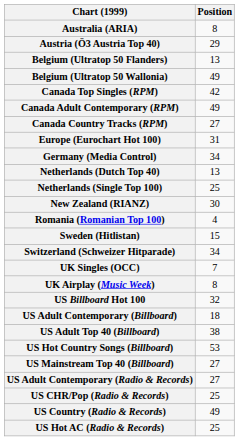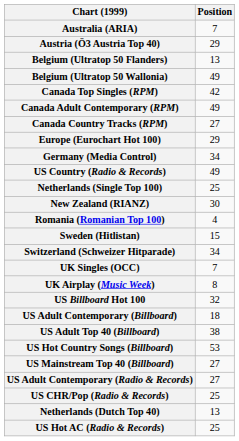(215, 28) 8 -> (215, 28) 7
(215, 140) 31 -> (215, 140) 29
rows swapped: (100, 172) <-> (100, 412)
